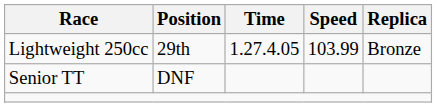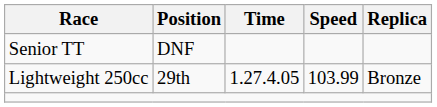rows swapped: (79, 48) <-> (47, 78)
